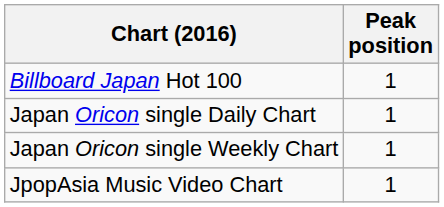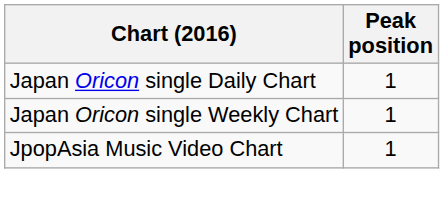- row: (126, 80)
